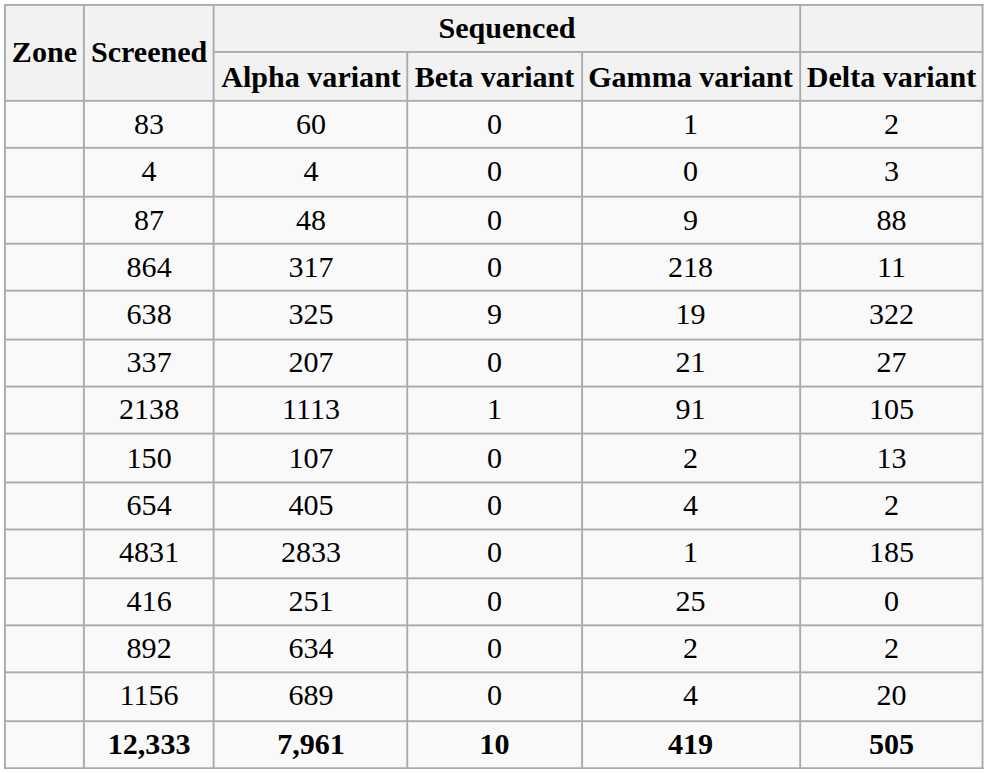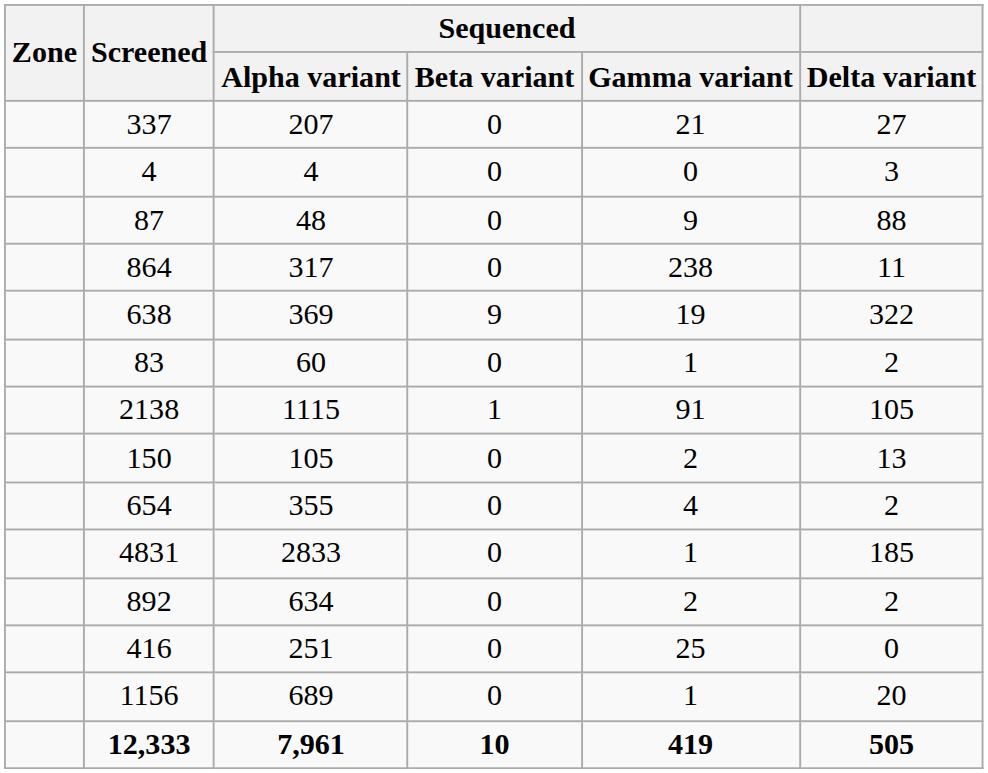rows swapped: (149, 362) <-> (149, 123)
(691, 266) 218 -> (691, 266) 238
(311, 314) 325 -> (311, 314) 369
(311, 409) 1113 -> (311, 409) 1115
(311, 457) 107 -> (311, 457) 105
(311, 505) 405 -> (311, 505) 355
rows swapped: (149, 600) <-> (149, 648)
(691, 696) 4 -> (691, 696) 1
